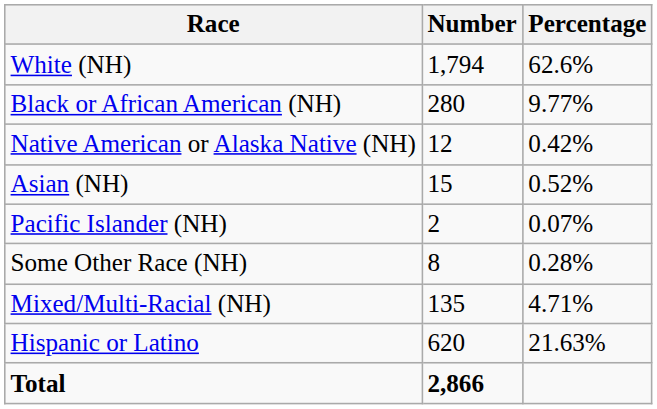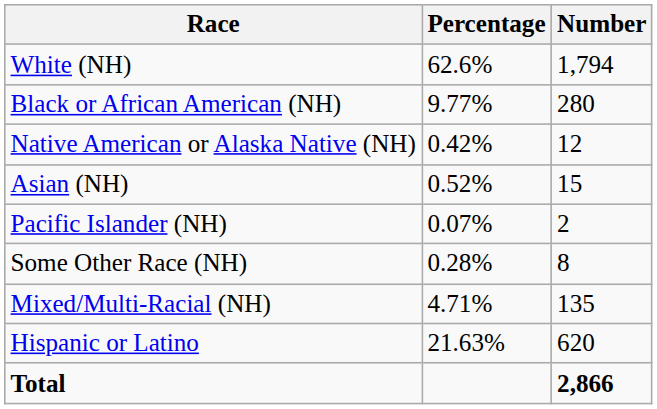columns swapped: (472, 24) <-> (587, 24)
